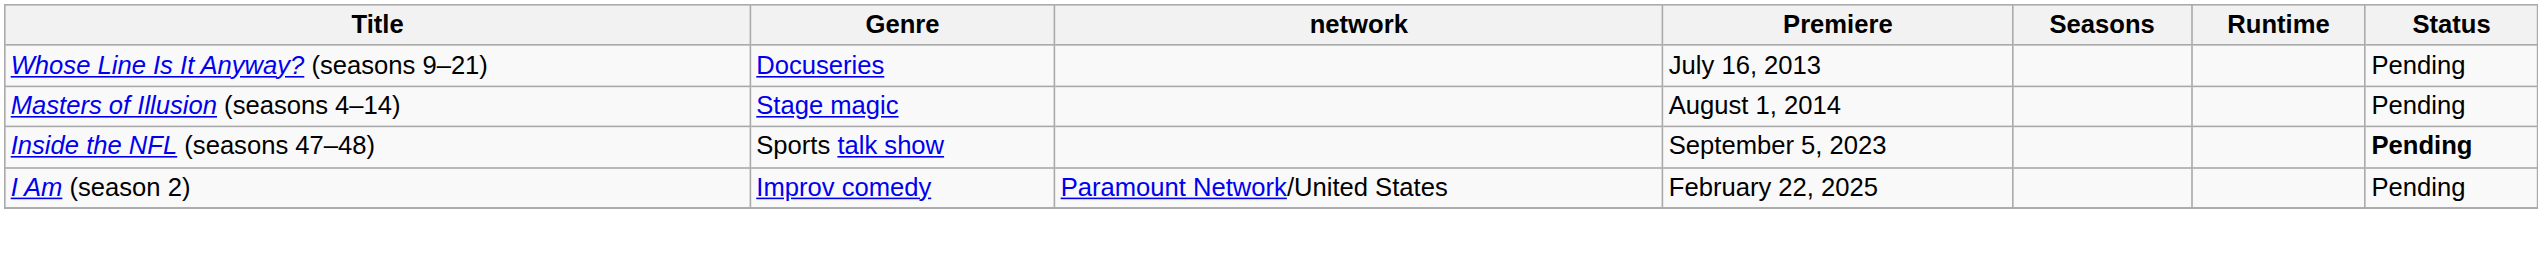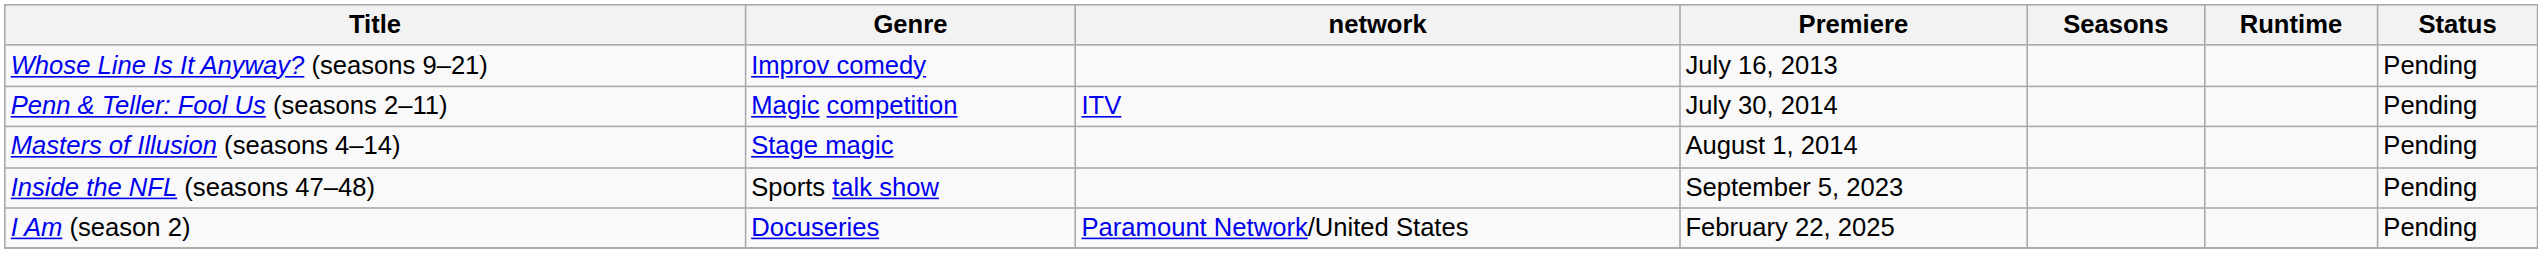(820, 65) Docuseries -> (839, 65) Improv comedy
+ row: (229, 106)
(2422, 146) bold -> (2430, 187) normal
(844, 187) Improv comedy -> (815, 227) Docuseries
